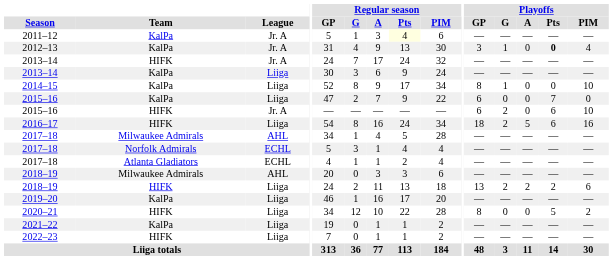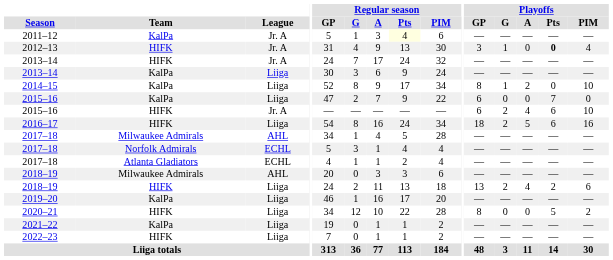(161, 48) KalPa -> (161, 48) HIFK
(528, 86) 0 -> (528, 86) 2
(528, 111) 0 -> (528, 111) 4
(528, 186) 2 -> (528, 186) 4
